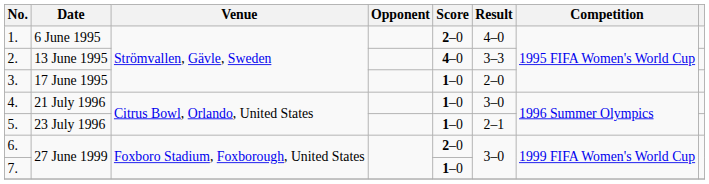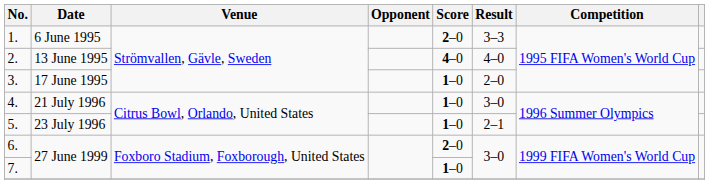(494, 37) 4–0 -> (494, 37) 3–3
(494, 59) 3–3 -> (494, 59) 4–0
